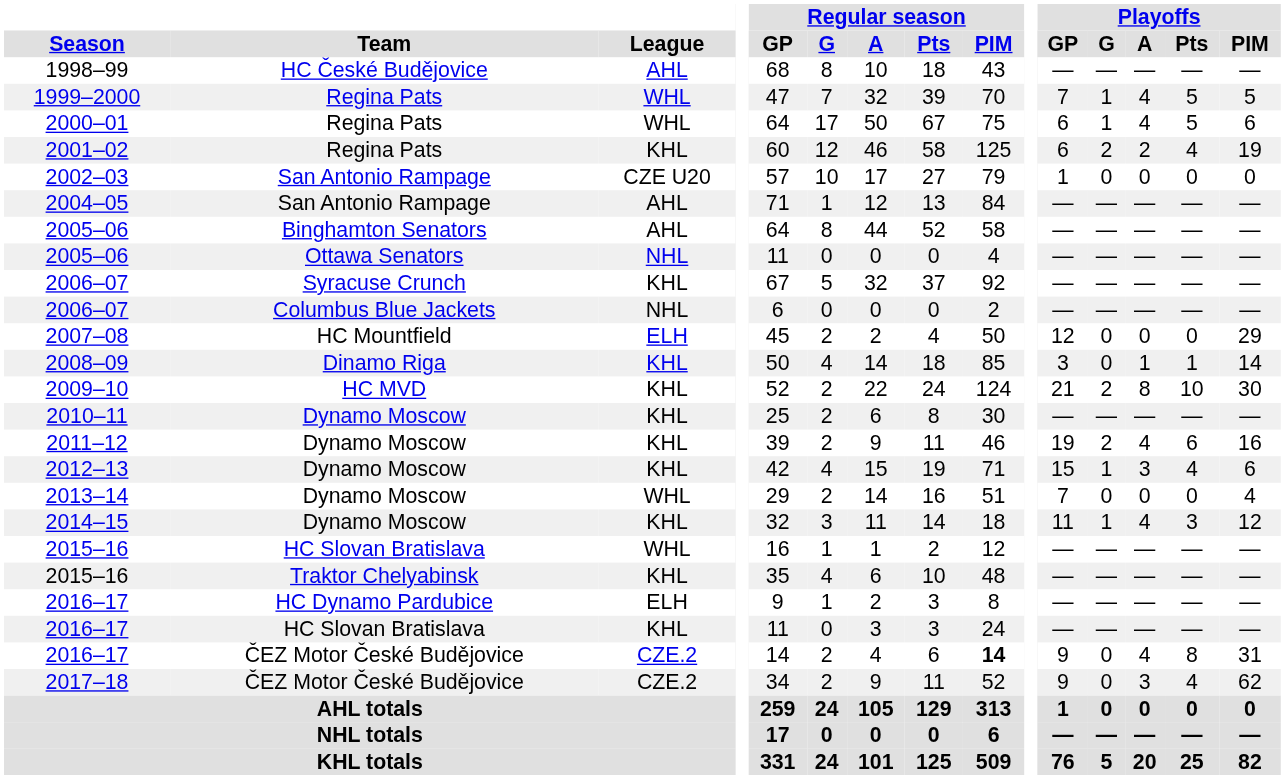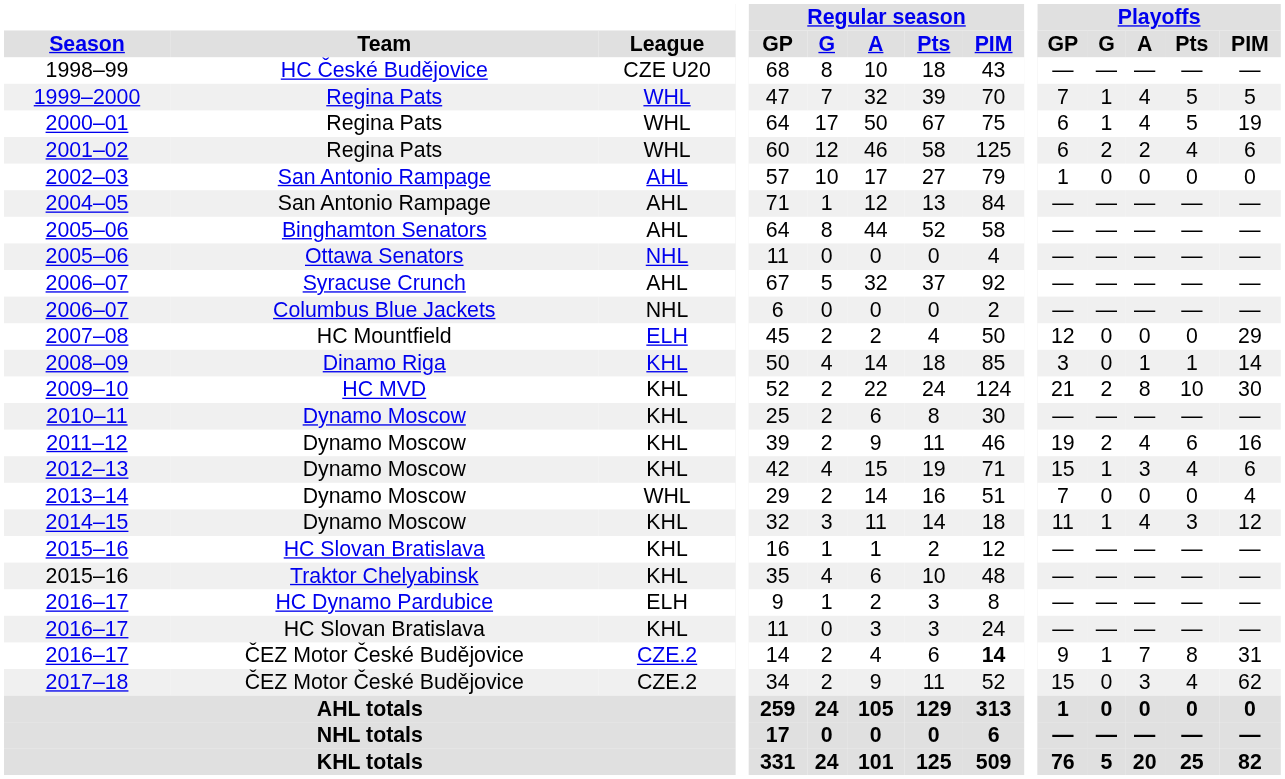(667, 70) AHL -> (667, 70) CZE U20
(1250, 123) 6 -> (1250, 123) 19
(667, 150) KHL -> (667, 150) WHL
(1250, 150) 19 -> (1250, 150) 6
(667, 176) CZE U20 -> (667, 176) AHL
(667, 283) KHL -> (667, 283) AHL
(667, 549) WHL -> (667, 549) KHL
(1106, 655) 0 -> (1106, 655) 1
(1145, 655) 4 -> (1145, 655) 7
(1063, 682) 9 -> (1063, 682) 15
